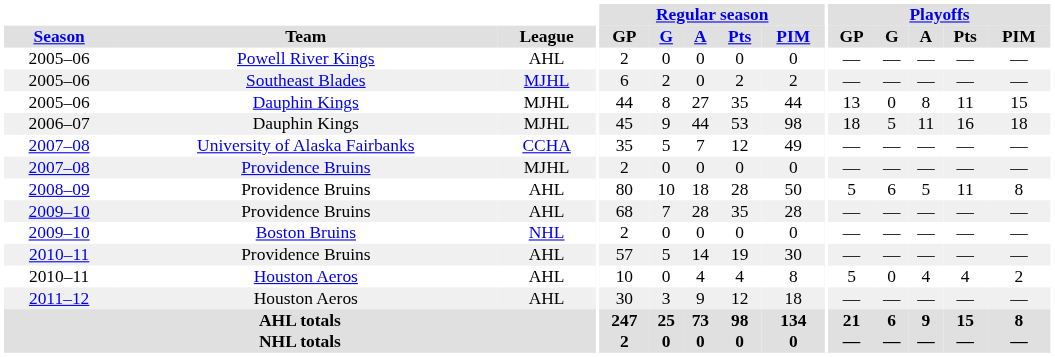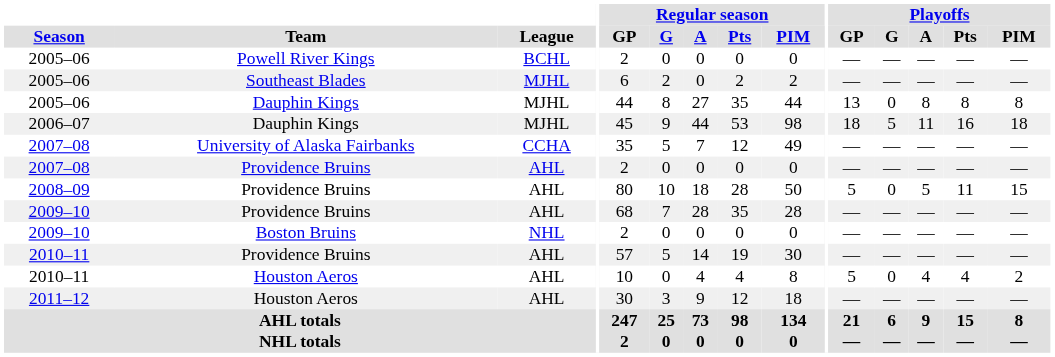(547, 58) AHL -> (547, 58) BCHL
(965, 102) 11 -> (965, 102) 8
(1019, 102) 15 -> (1019, 102) 8
(547, 167) MJHL -> (547, 167) AHL
(892, 189) 6 -> (892, 189) 0
(1019, 189) 8 -> (1019, 189) 15
